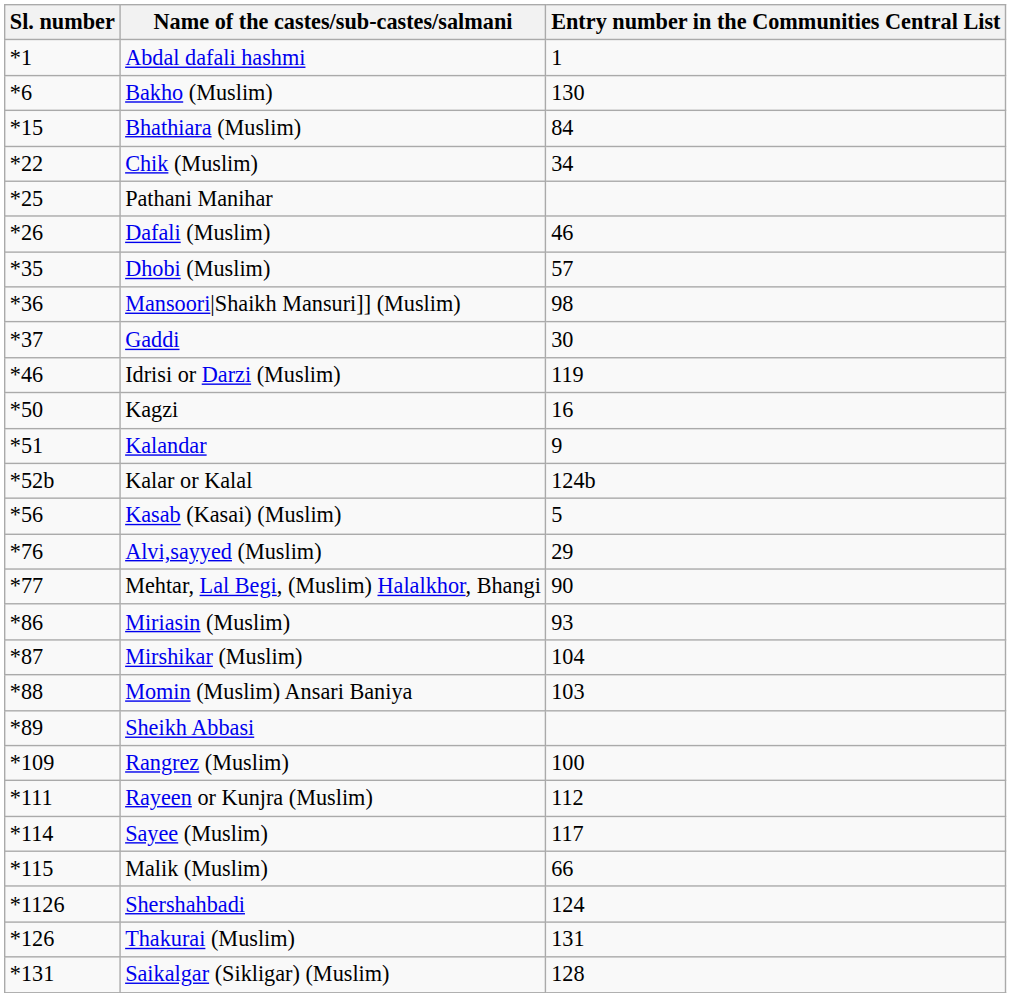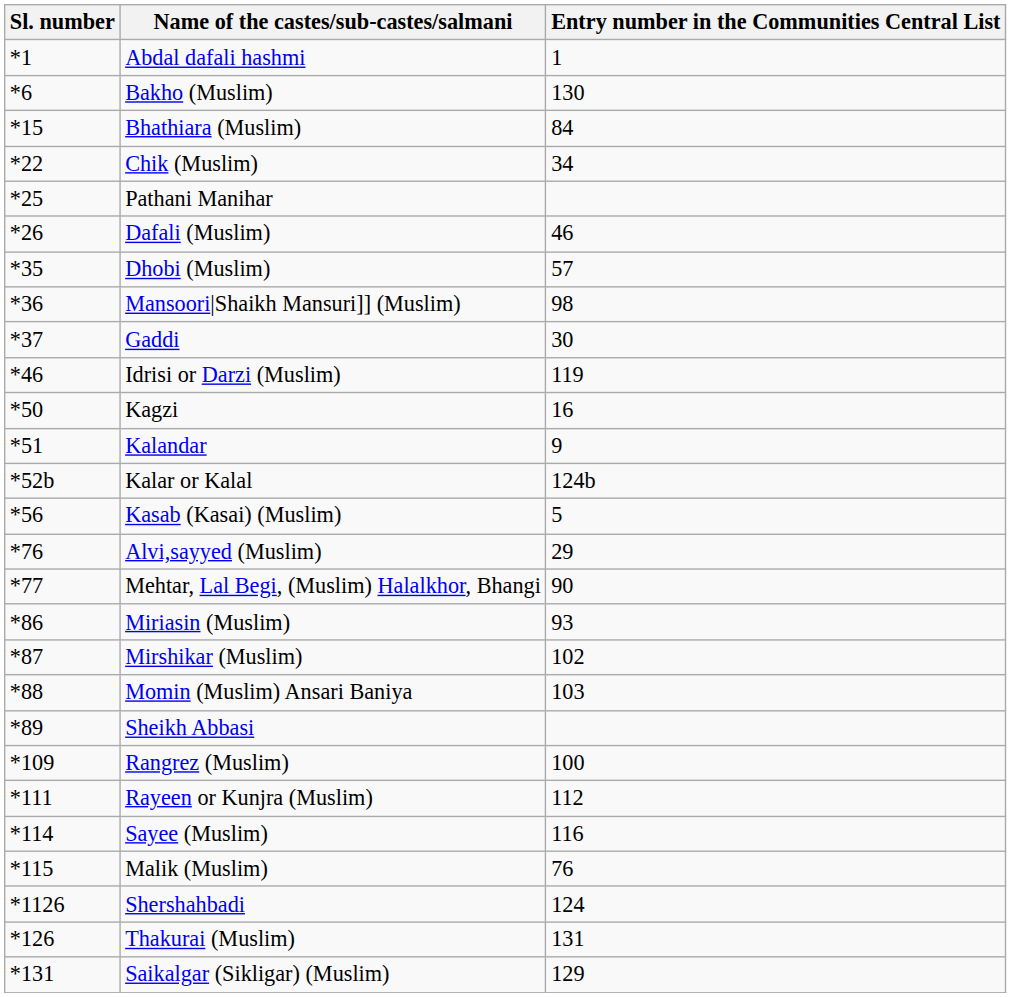(568, 657) 104 -> (568, 657) 102
(567, 833) 117 -> (567, 833) 116
(562, 868) 66 -> (562, 868) 76
(568, 974) 128 -> (568, 974) 129
